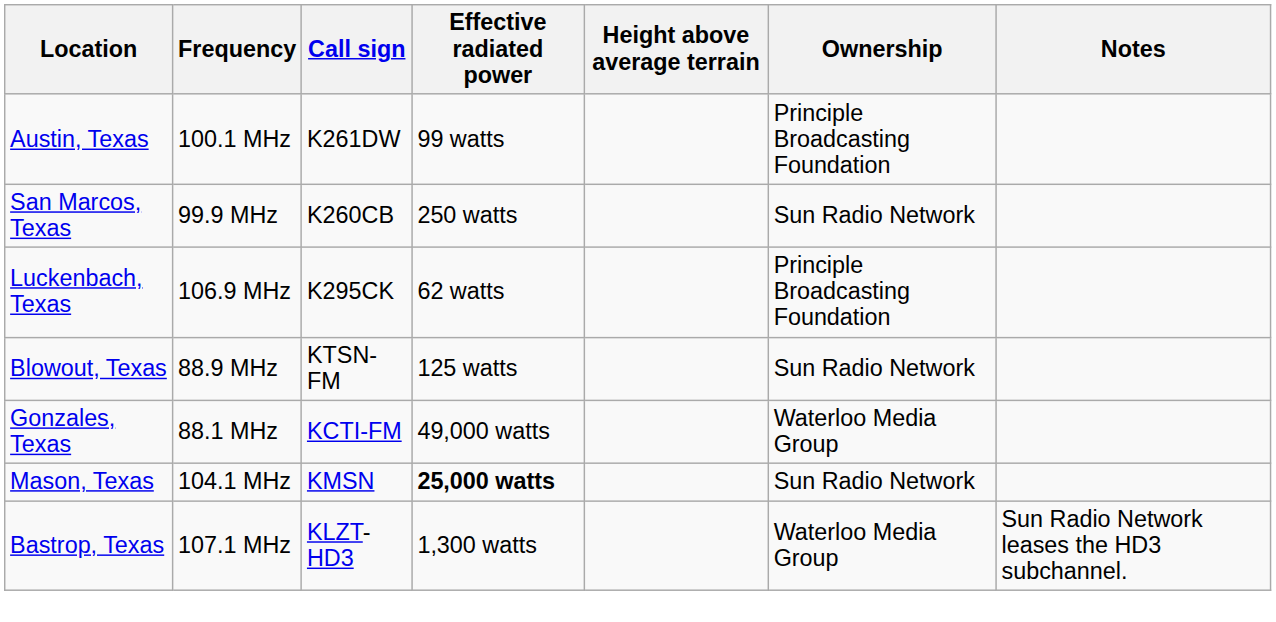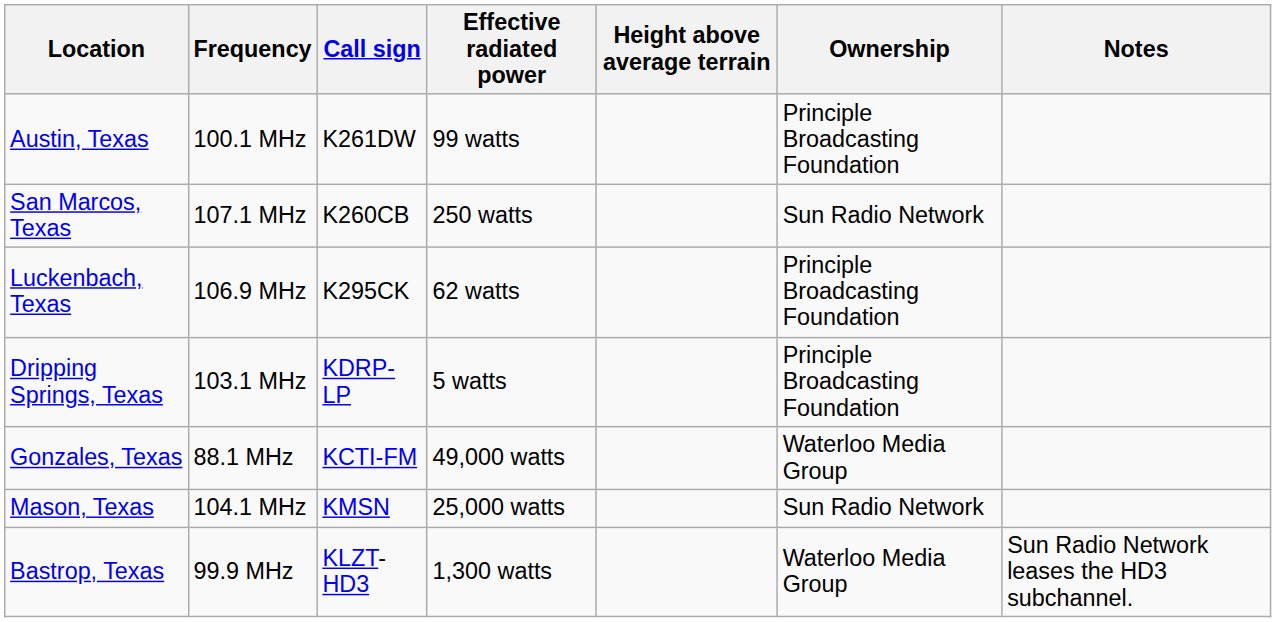(228, 215) 99.9 MHz -> (250, 215) 107.1 MHz
+ row: (87, 381)
- row: (88, 368)
(486, 481) bold -> (499, 508) normal
(235, 545) 107.1 MHz -> (243, 571) 99.9 MHz
